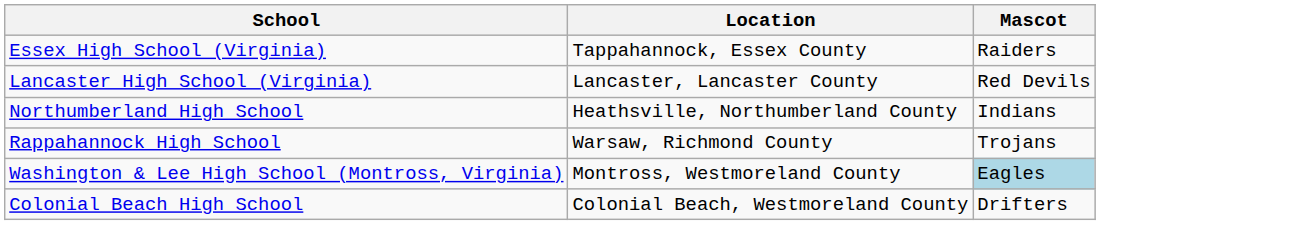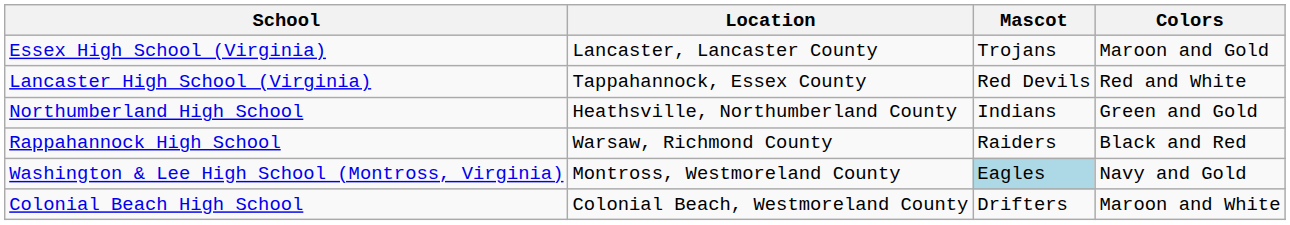+ column: (1190, 20)
(720, 51) Tappahannock, Essex County -> (725, 51) Lancaster, Lancaster County
(1017, 51) Raiders -> (1017, 51) Trojans
(725, 82) Lancaster, Lancaster County -> (720, 82) Tappahannock, Essex County
(1017, 143) Trojans -> (1017, 143) Raiders
